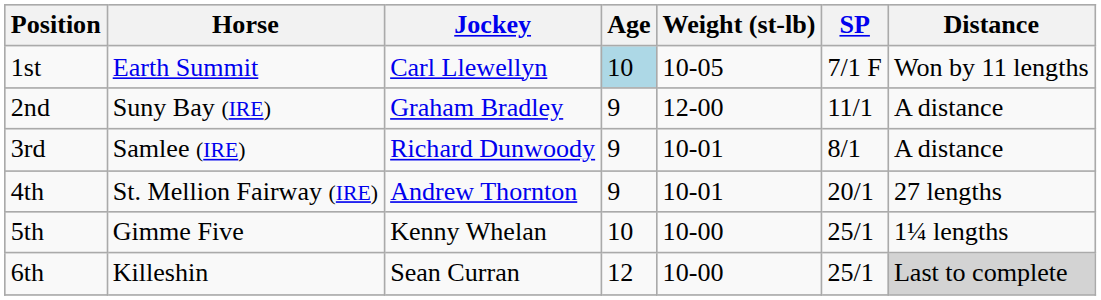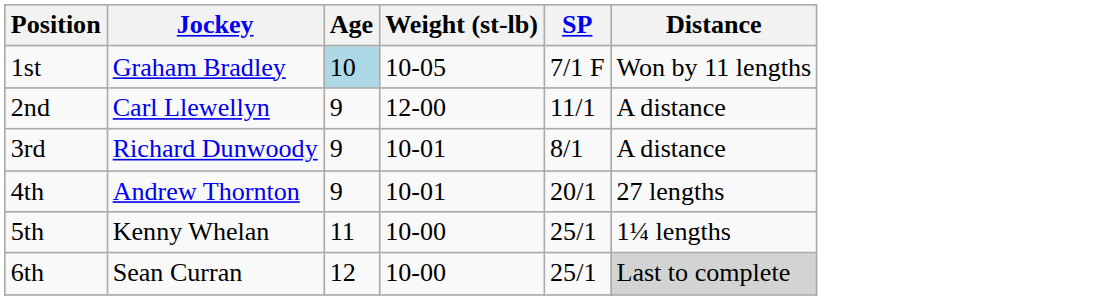- column: (245, 25)
(469, 66) Carl Llewellyn -> (199, 66) Graham Bradley
(477, 107) Graham Bradley -> (191, 107) Carl Llewellyn
(620, 231) 10 -> (342, 231) 11
